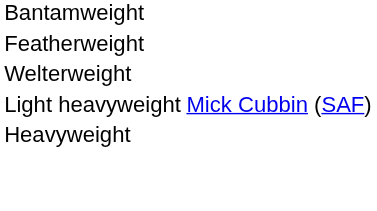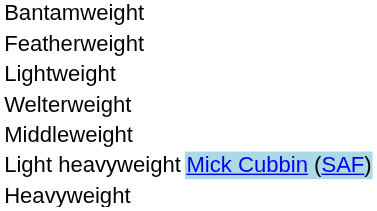+ row: (60, 74)
+ row: (69, 134)
(279, 104) no background -> (279, 165) lightblue background
